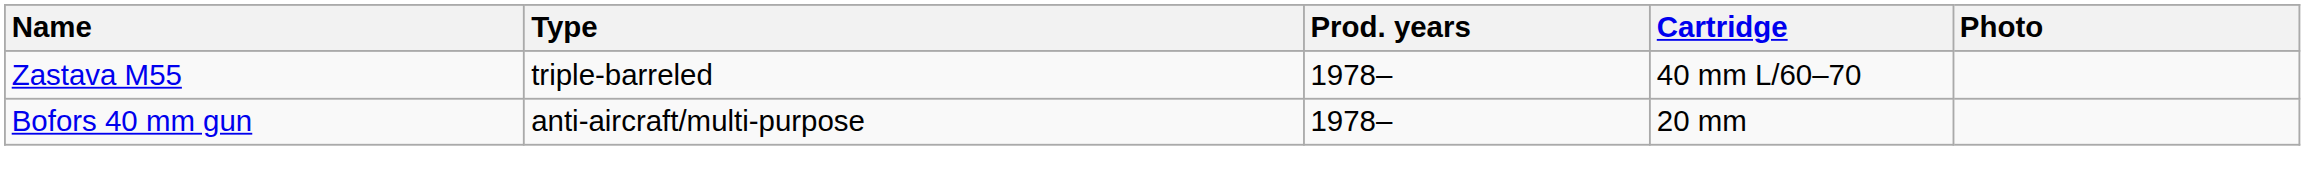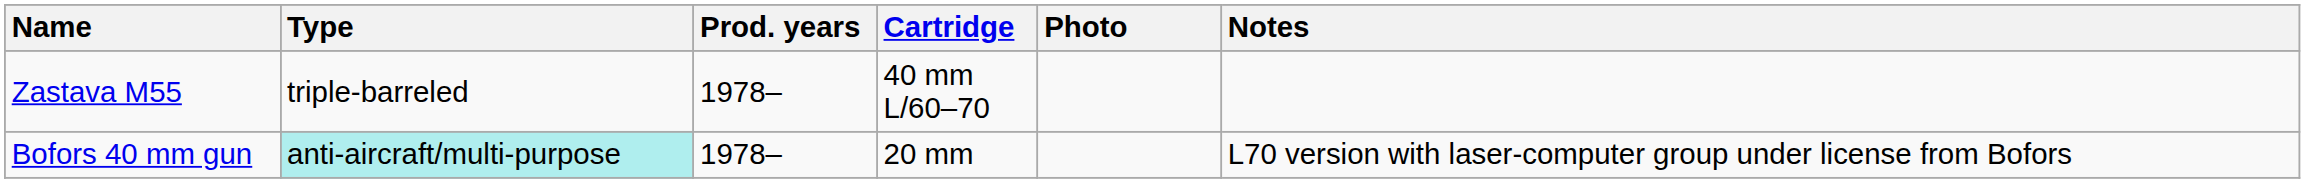+ column: (1269, 27)
(698, 121) no background -> (454, 154) paleturquoise background
